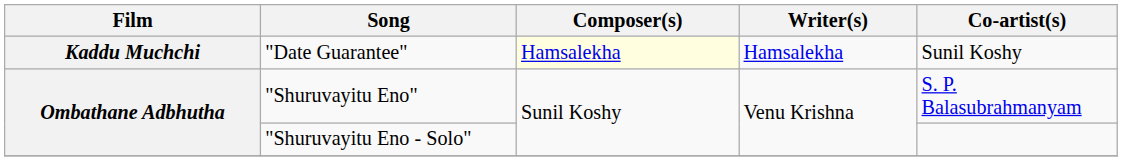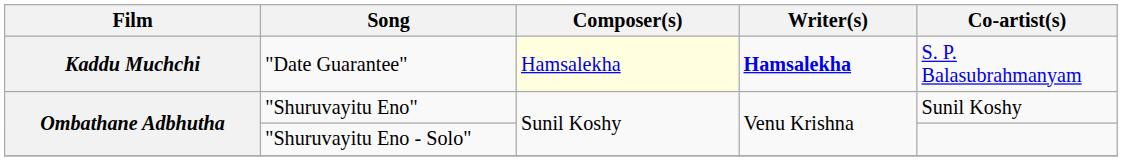(793, 52) normal -> (797, 63) bold
(972, 52) Sunil Koshy -> (1002, 63) S. P. Balasubrahmanyam
(1002, 95) S. P. Balasubrahmanyam -> (972, 107) Sunil Koshy
